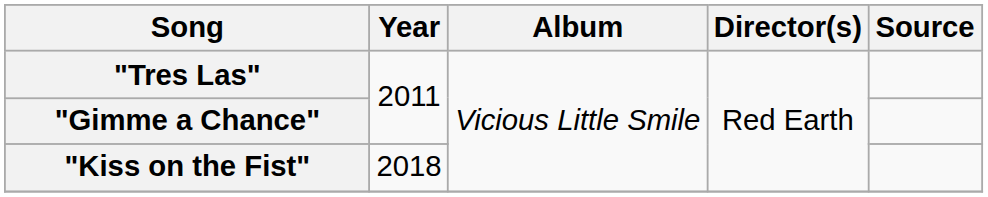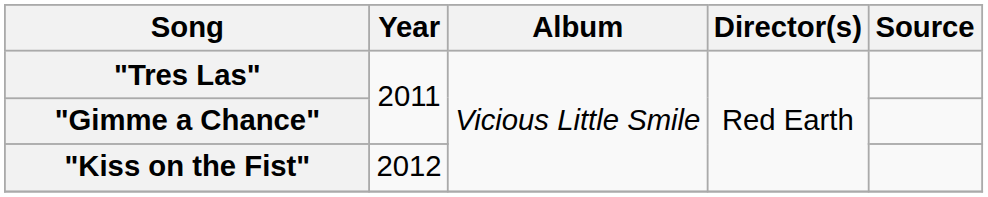(409, 167) 2018 -> (409, 167) 2012
